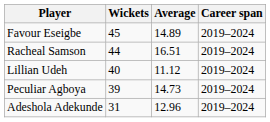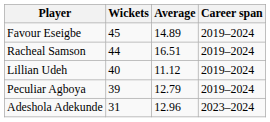(168, 88) 14.73 -> (168, 88) 12.79
(228, 107) 2019–2024 -> (228, 107) 2023–2024
